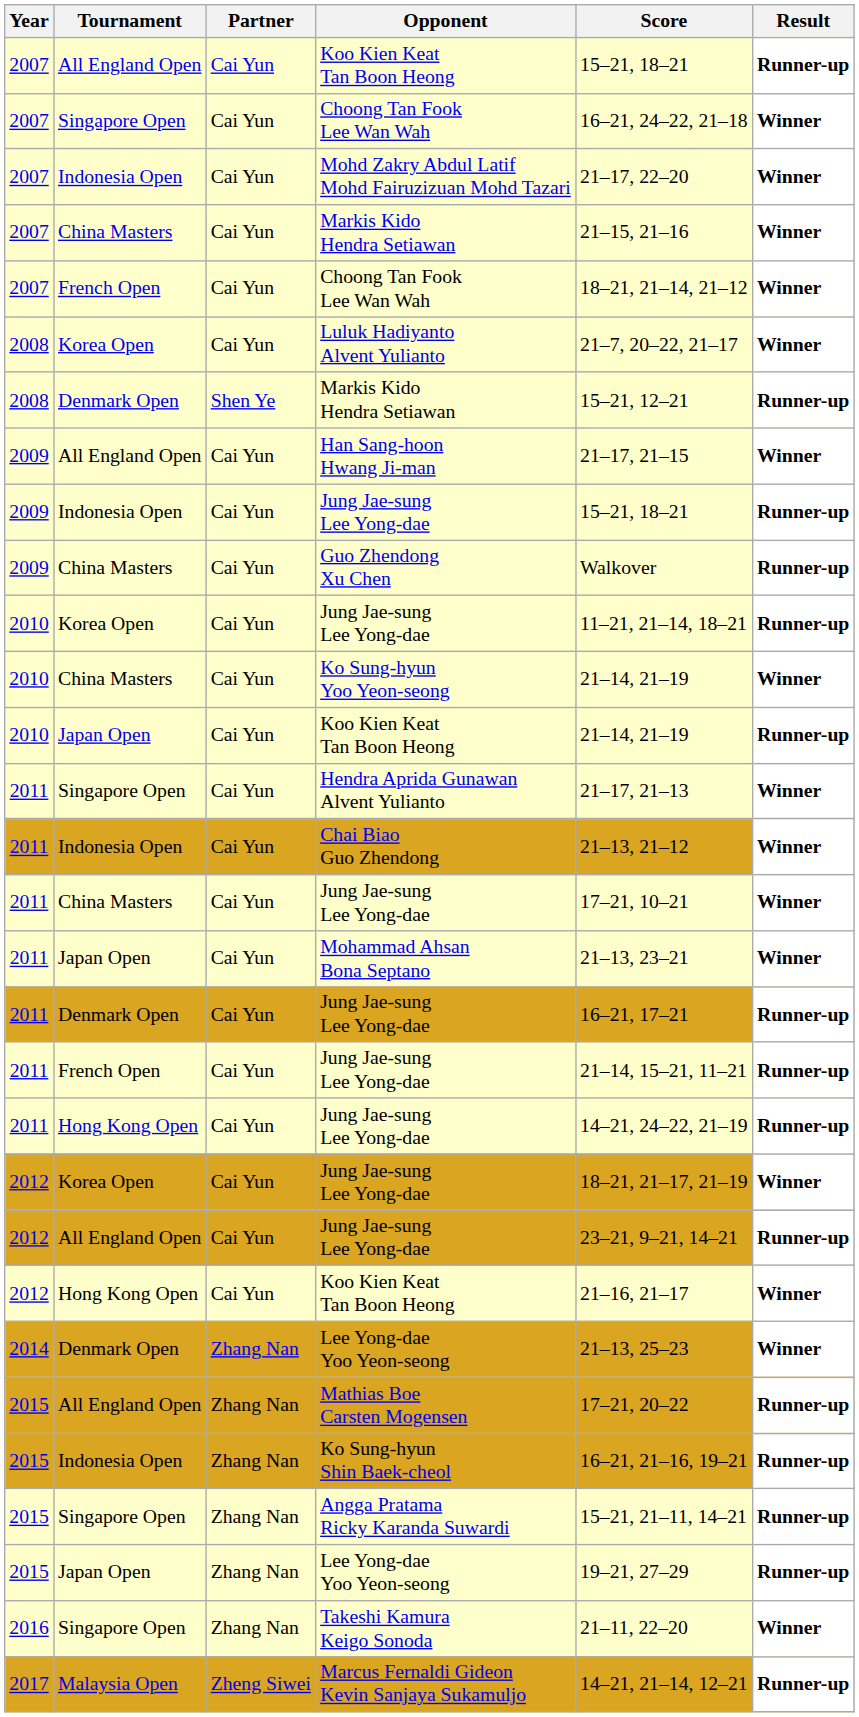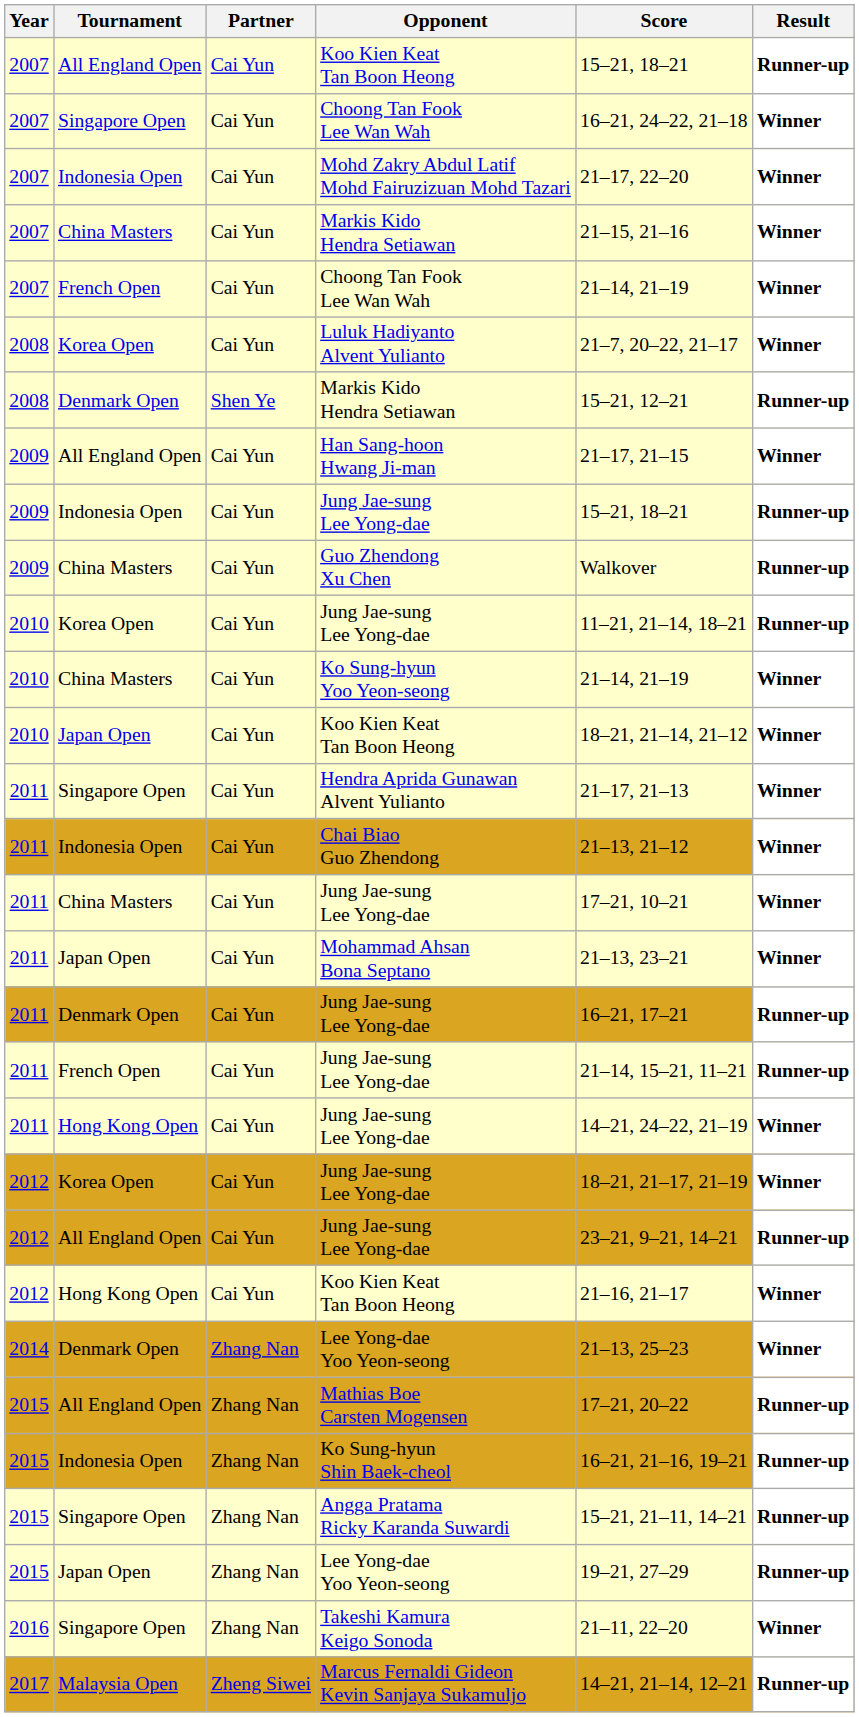(664, 288) 18–21, 21–14, 21–12 -> (634, 288) 21–14, 21–19
(634, 735) 21–14, 21–19 -> (664, 735) 18–21, 21–14, 21–12
(803, 735) Runner-up -> (789, 735) Winner
(803, 1126) Runner-up -> (789, 1126) Winner
